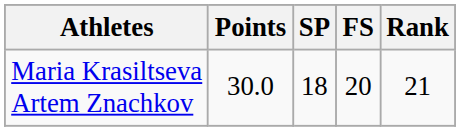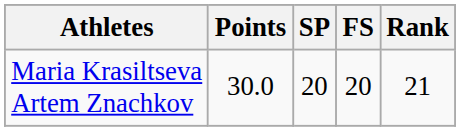(314, 86) 18 -> (314, 86) 20
